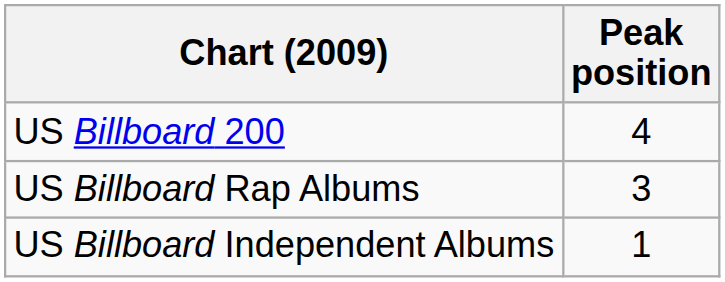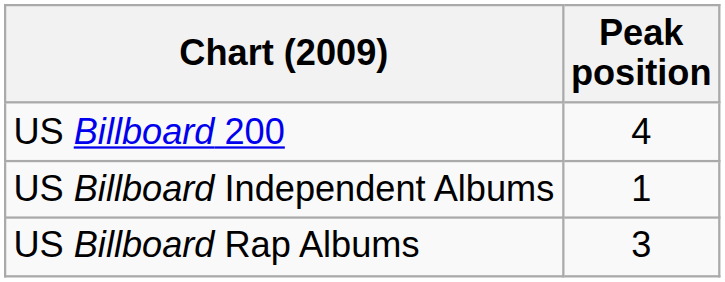rows swapped: (284, 245) <-> (216, 188)
